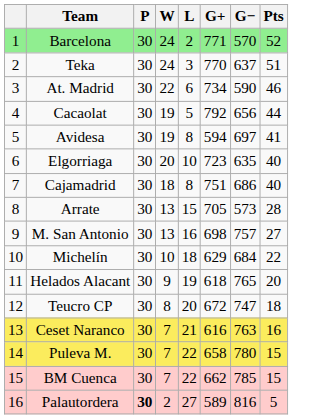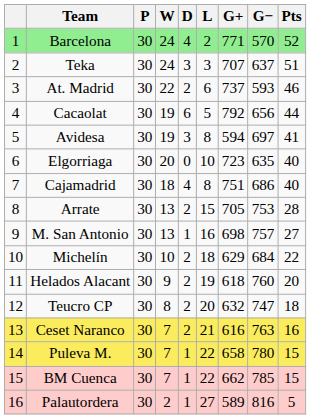+ column: (187, 16)
(215, 64) 770 -> (233, 64) 707
(215, 88) 734 -> (233, 88) 737
(245, 88) 590 -> (263, 88) 593
(245, 209) 573 -> (263, 209) 753
(245, 281) 765 -> (263, 281) 760
(215, 305) 672 -> (233, 305) 632
(145, 402) bold -> (145, 402) normal
